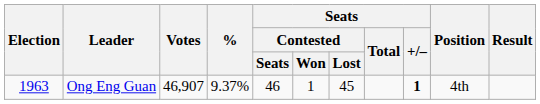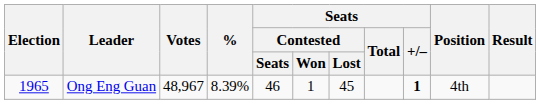(34, 87) 1963 -> (34, 87) 1965
(183, 87) 46,907 -> (183, 87) 48,967
(230, 87) 9.37% -> (230, 87) 8.39%
